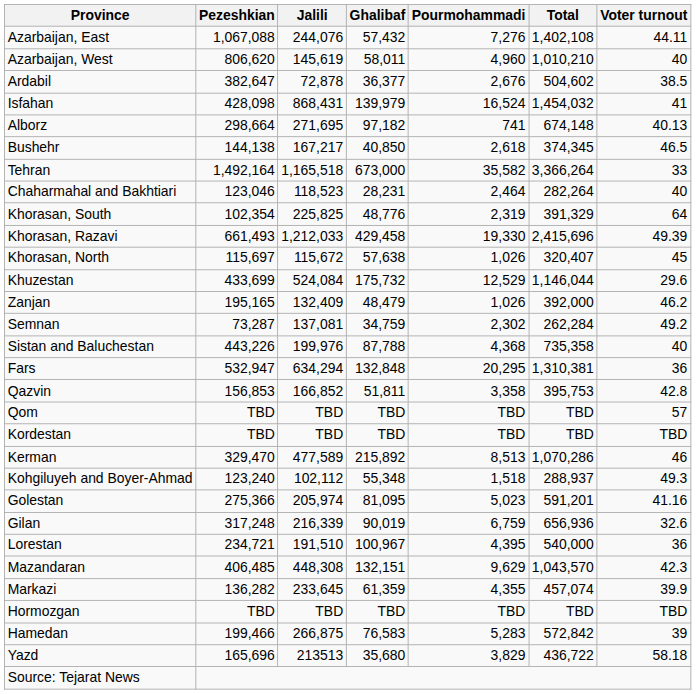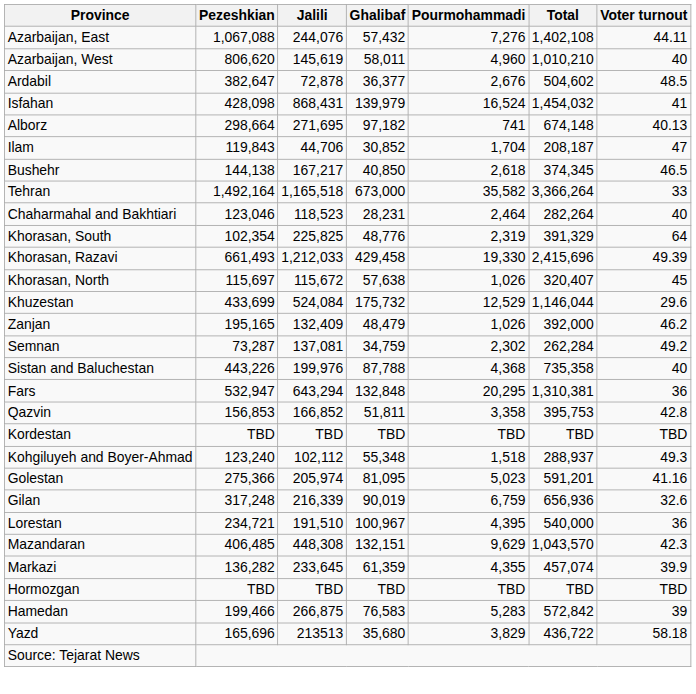(674, 81) 38.5 -> (674, 81) 48.5
+ row: (21, 147)
(318, 368) 634,294 -> (318, 390) 643,294
- row: (23, 412)
- row: (32, 457)
